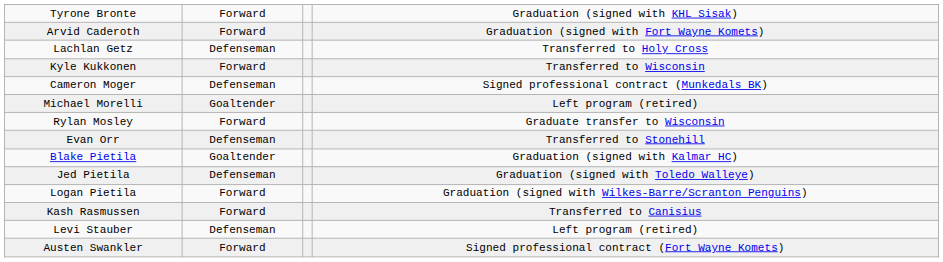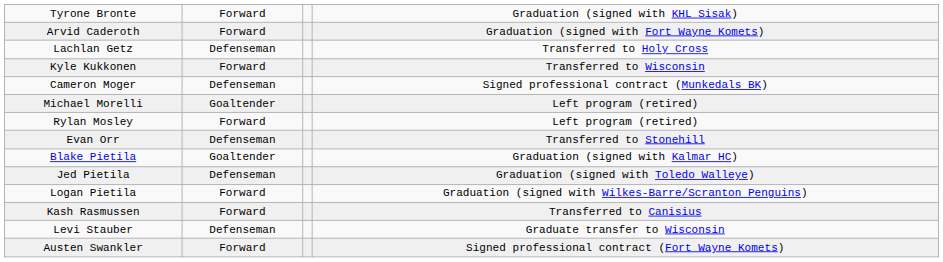(625, 121) Graduate transfer to Wisconsin -> (625, 121) Left program (retired)
(625, 230) Left program (retired) -> (625, 230) Graduate transfer to Wisconsin
